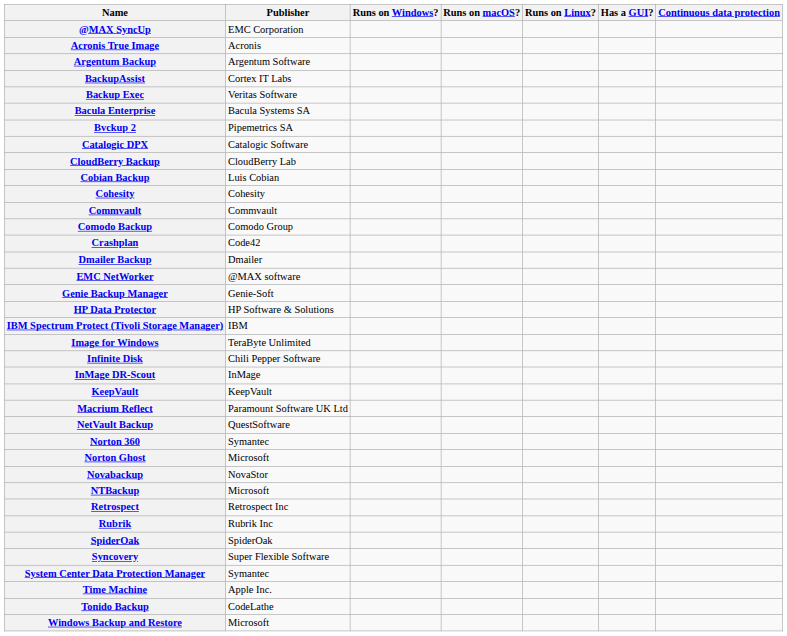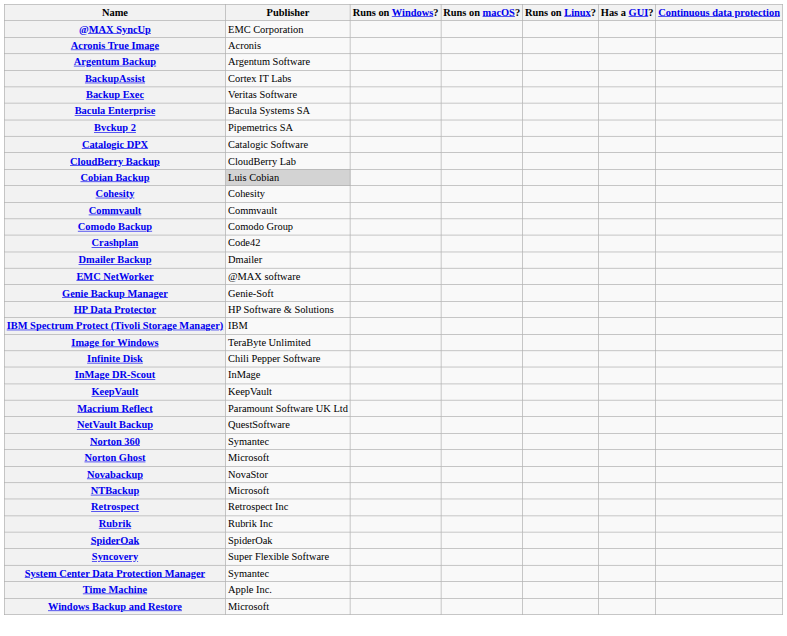(254, 177) no background -> (254, 177) lightgrey background
- row: (115, 606)
